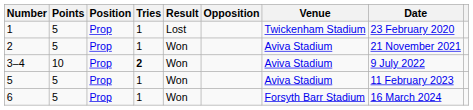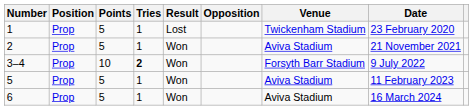columns swapped: (110, 13) <-> (68, 13)
(298, 63) Aviva Stadium -> (315, 63) Forsyth Barr Stadium
(315, 97) Forsyth Barr Stadium -> (298, 97) Aviva Stadium
